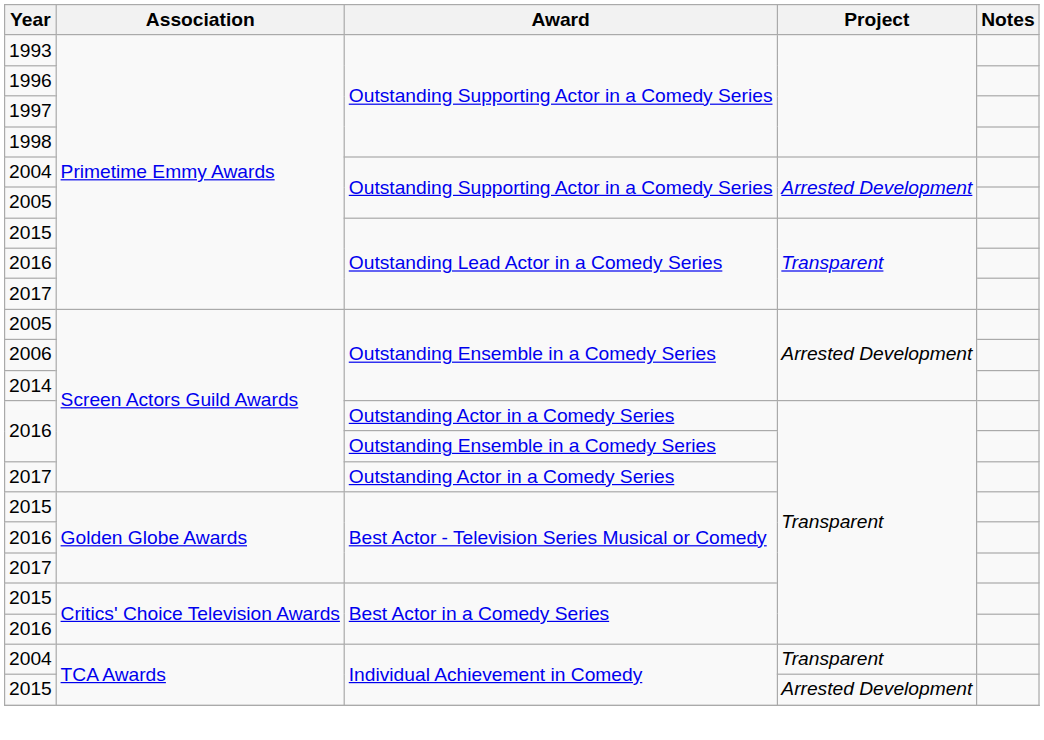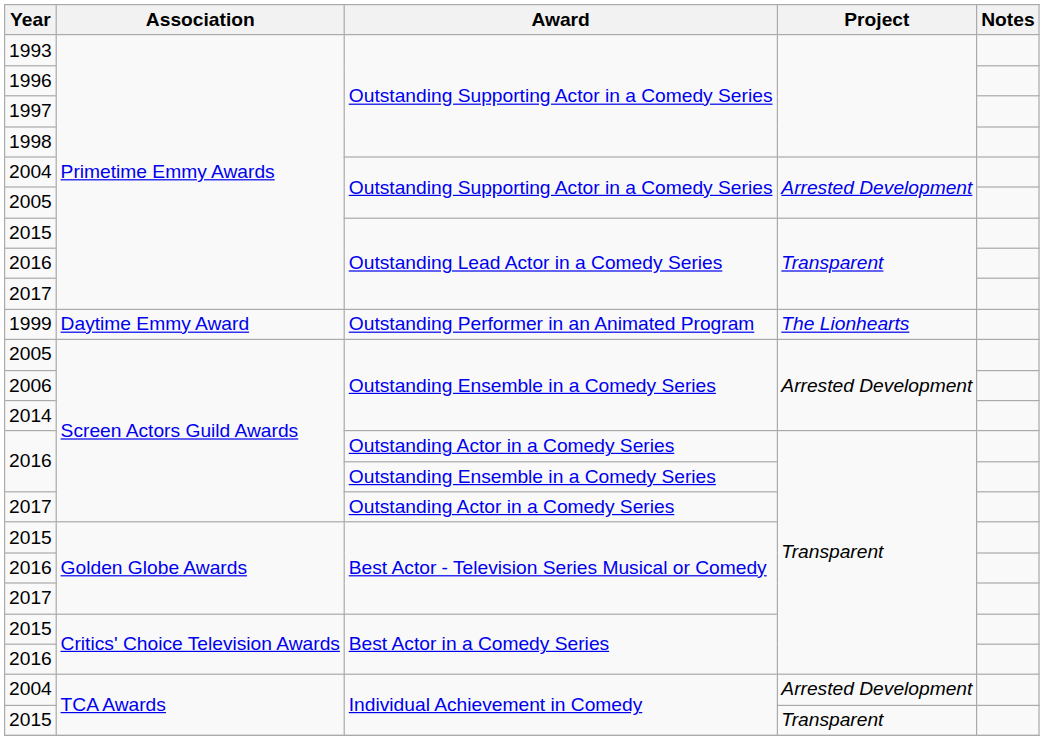+ row: (30, 324)
(832, 659) Transparent -> (877, 689) Arrested Development
(877, 689) Arrested Development -> (832, 720) Transparent
